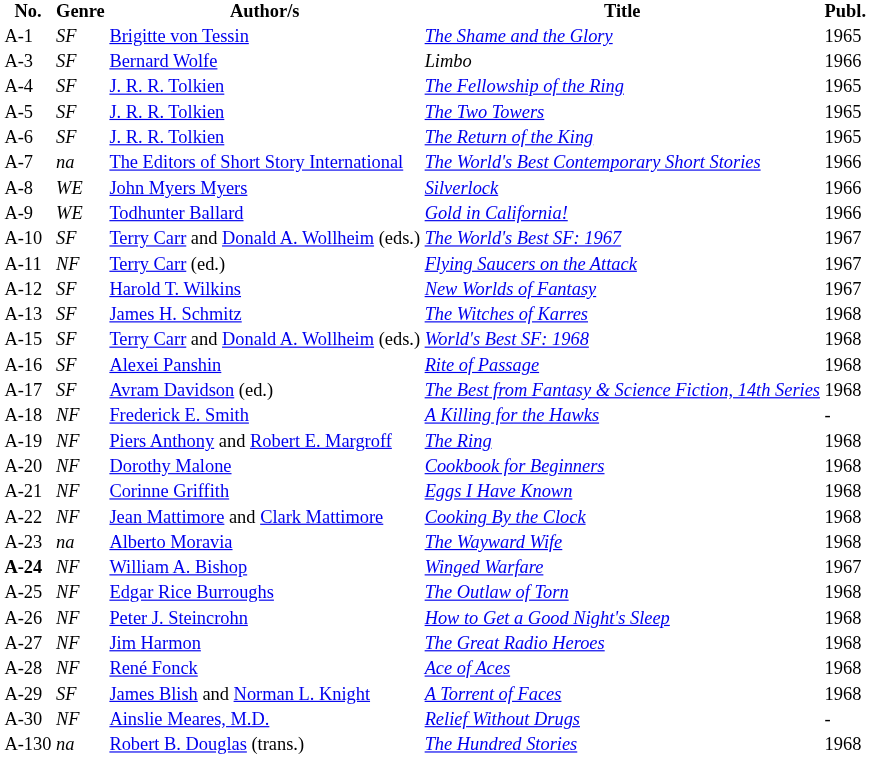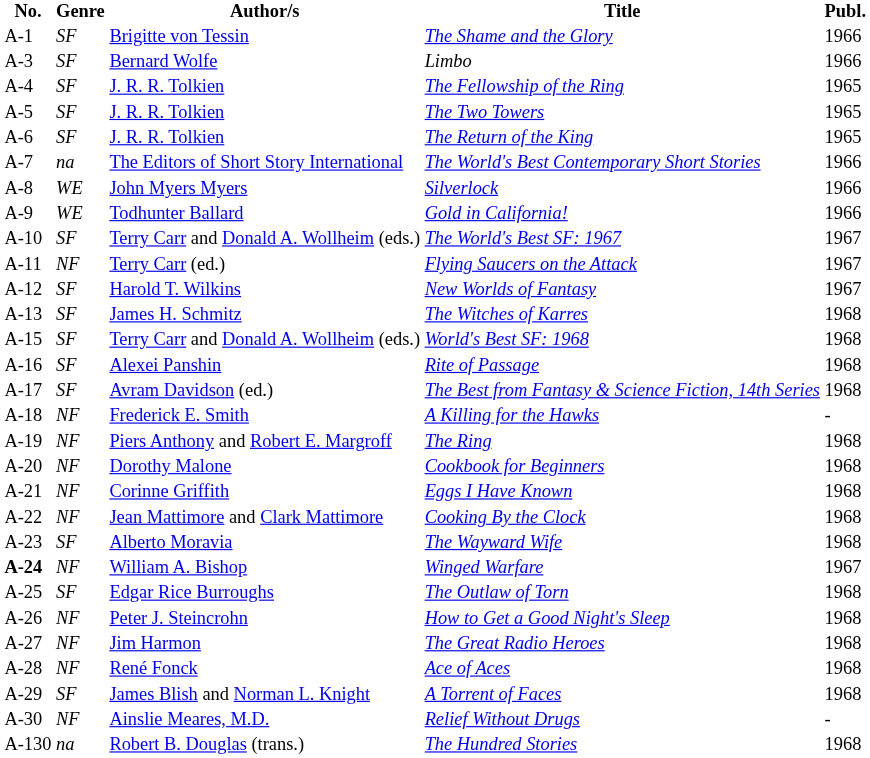(843, 36) 1965 -> (843, 36) 1966
(65, 542) na -> (66, 542) SF
(68, 592) NF -> (66, 592) SF
